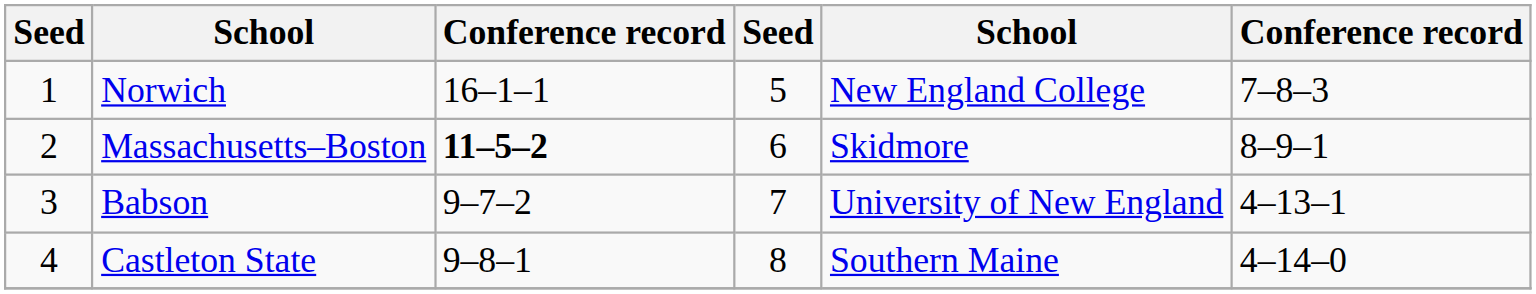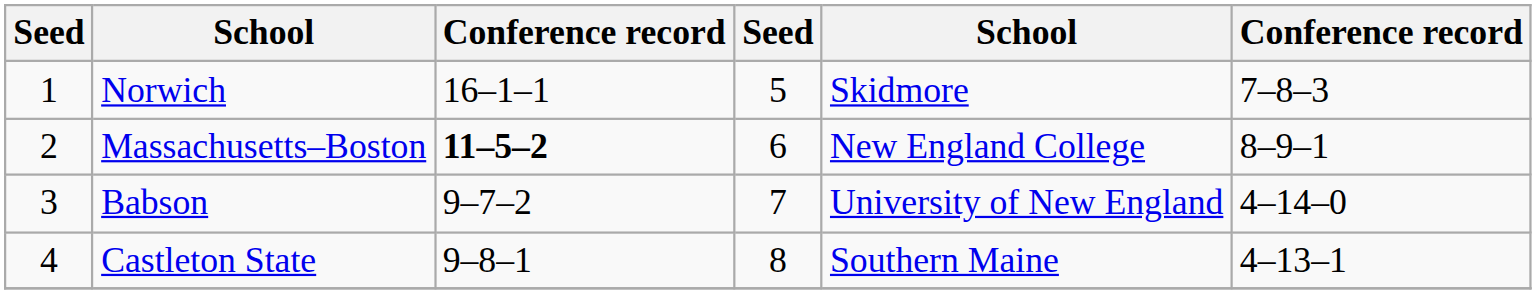(988, 89) New England College -> (899, 89) Skidmore
(899, 145) Skidmore -> (988, 145) New England College
(1293, 202) 4–13–1 -> (1293, 202) 4–14–0
(1293, 259) 4–14–0 -> (1293, 259) 4–13–1
